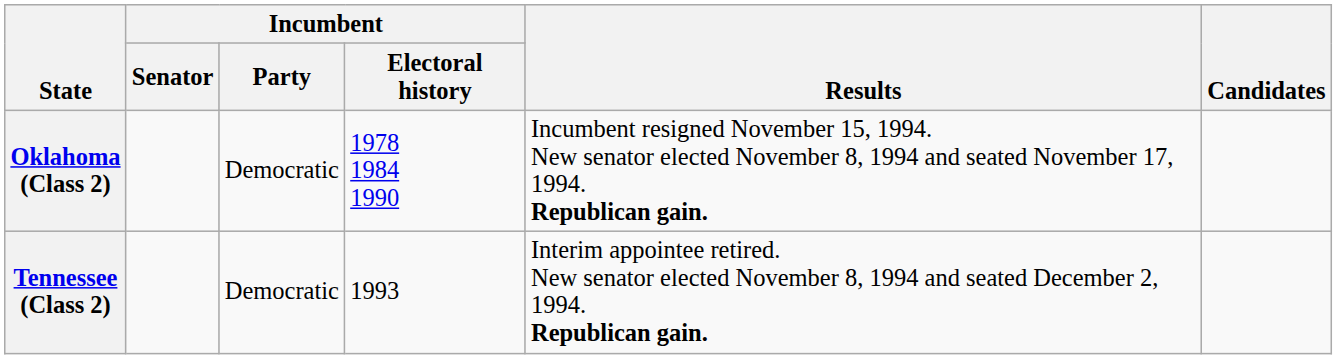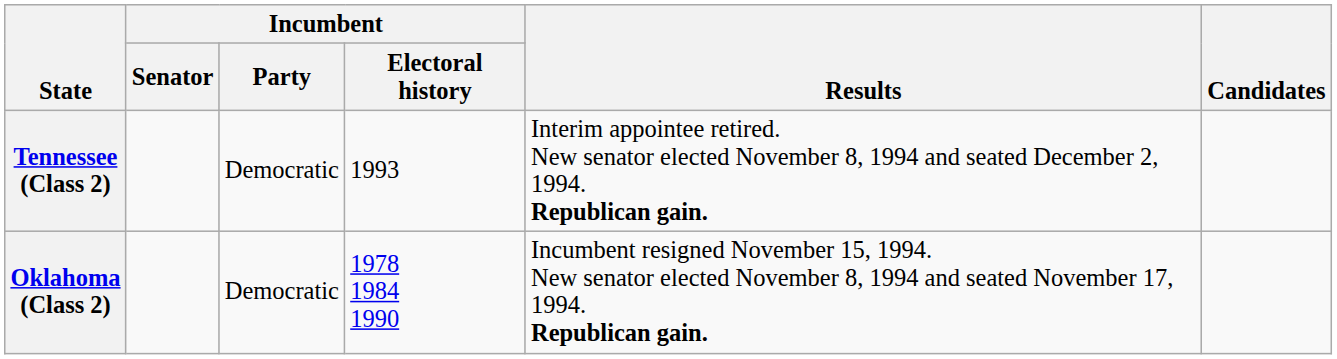rows swapped: (65, 170) <-> (65, 291)
